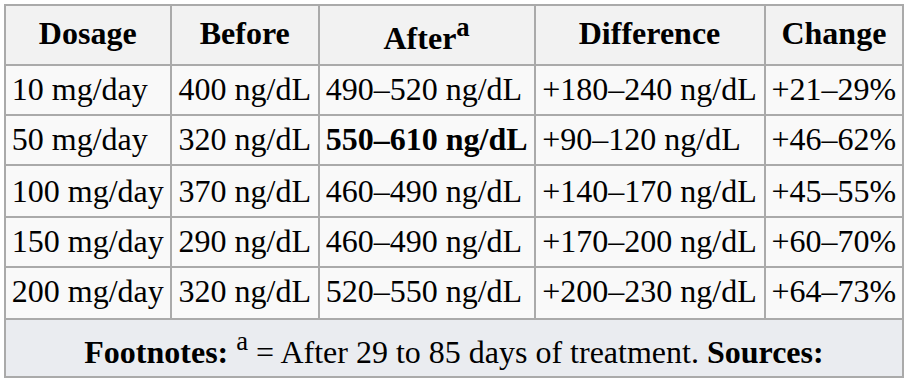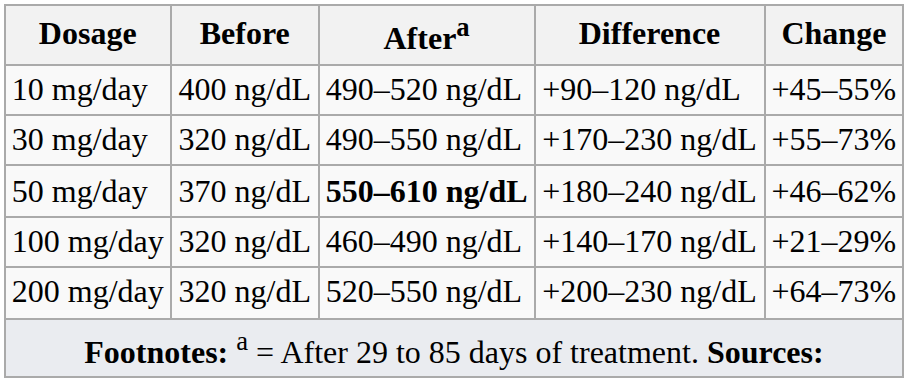(650, 89) +180–240 ng/dL -> (642, 89) +90–120 ng/dL
(834, 89) +21–29% -> (834, 89) +45–55%
+ row: (80, 140)
(245, 140) 320 ng/dL -> (245, 190) 370 ng/dL
(642, 140) +90–120 ng/dL -> (650, 190) +180–240 ng/dL
(245, 190) 370 ng/dL -> (245, 241) 320 ng/dL
(834, 190) +45–55% -> (834, 241) +21–29%
- row: (88, 241)
